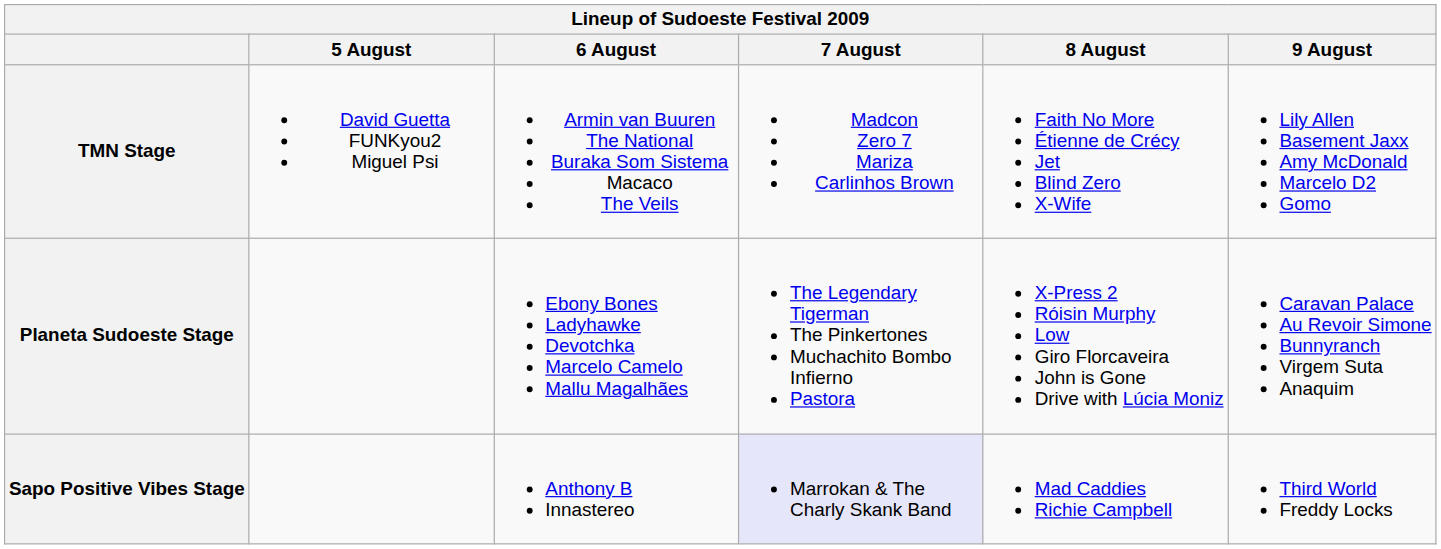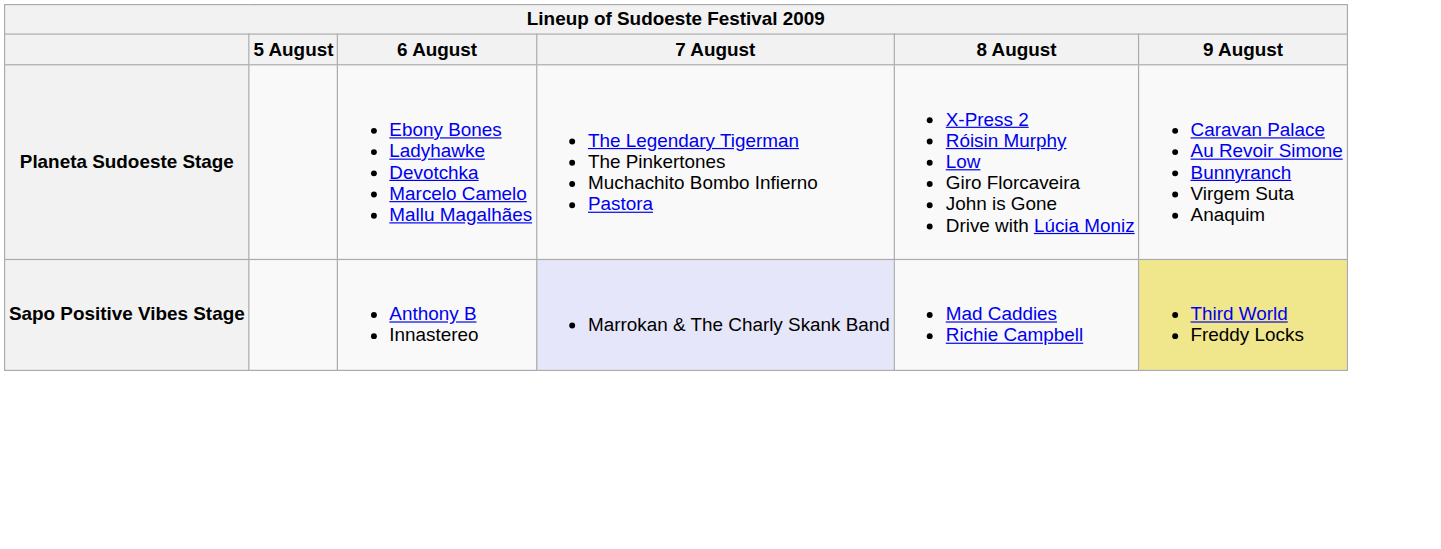- row: (127, 151)
(1332, 499) no background -> (1243, 325) khaki background
